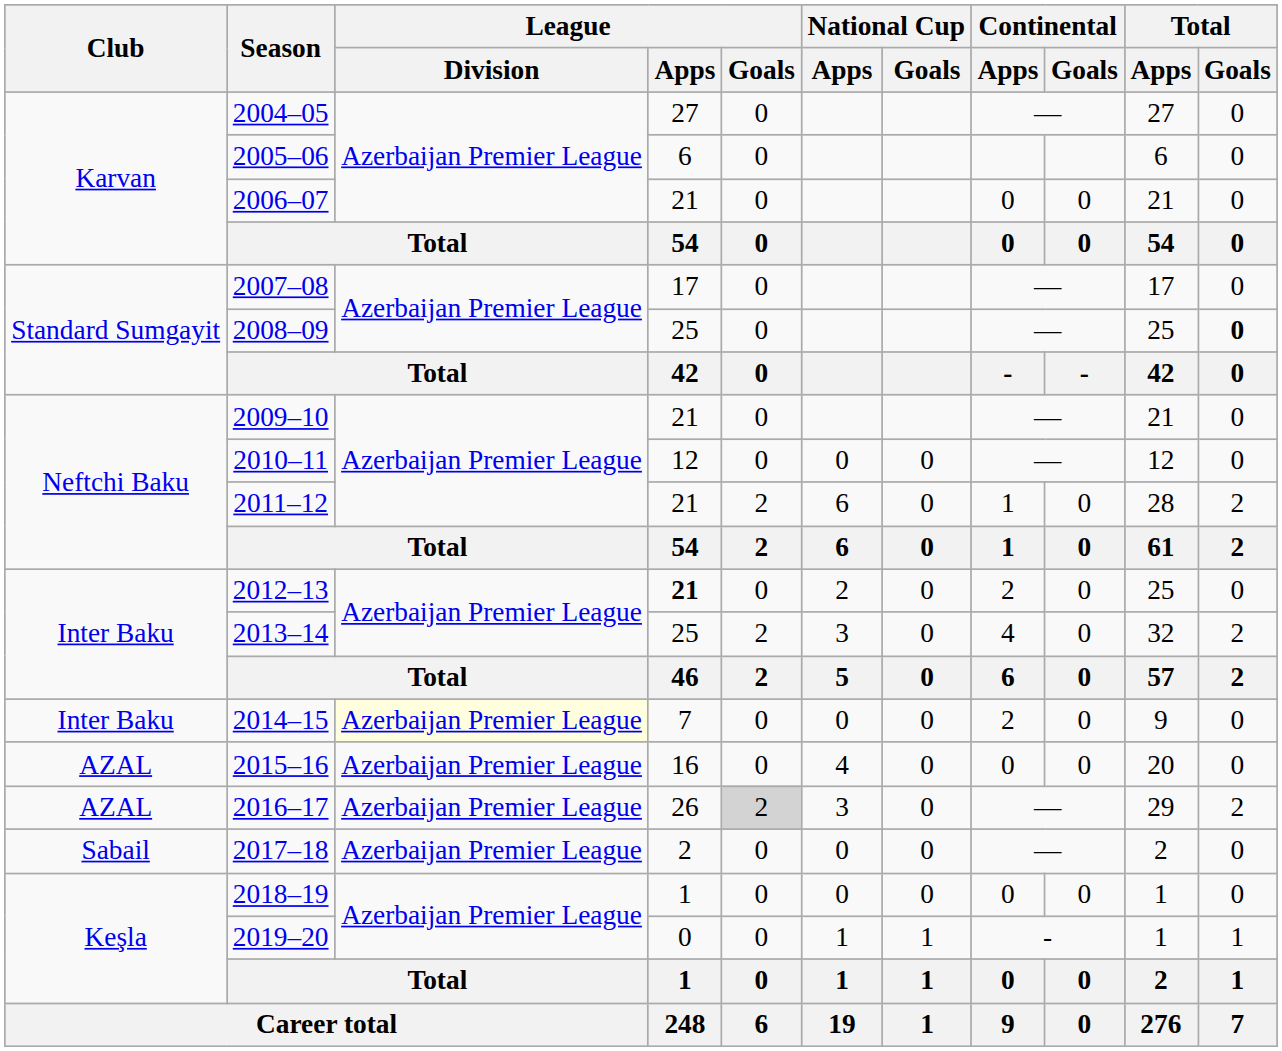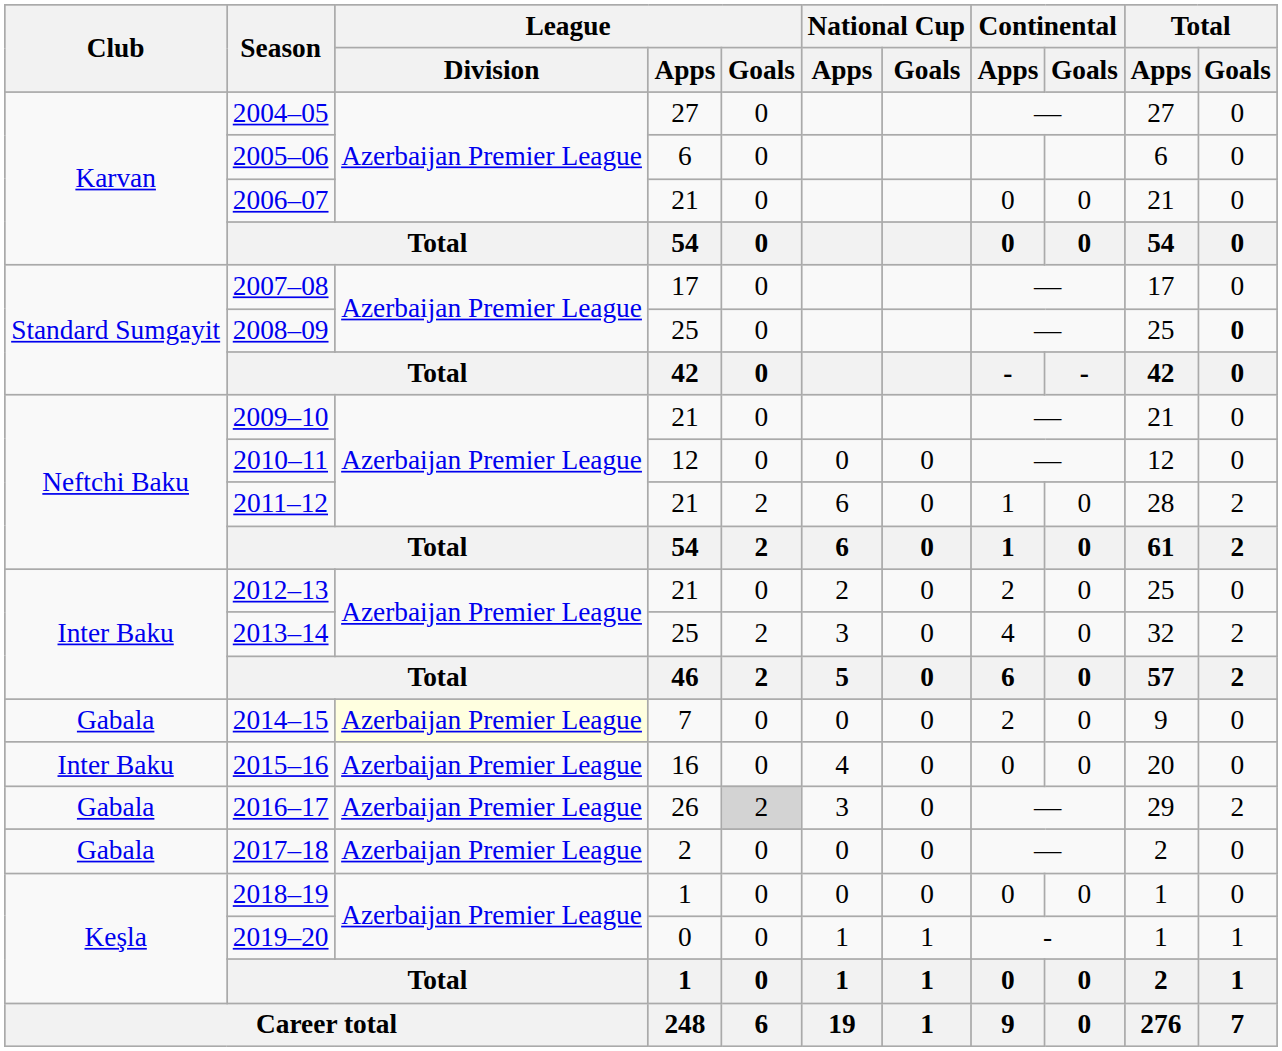(685, 590) bold -> (685, 590) normal
(116, 720) Inter Baku -> (116, 720) Gabala
(116, 763) AZAL -> (116, 763) Inter Baku
(116, 807) AZAL -> (116, 807) Gabala
(116, 850) Sabail -> (116, 850) Gabala
